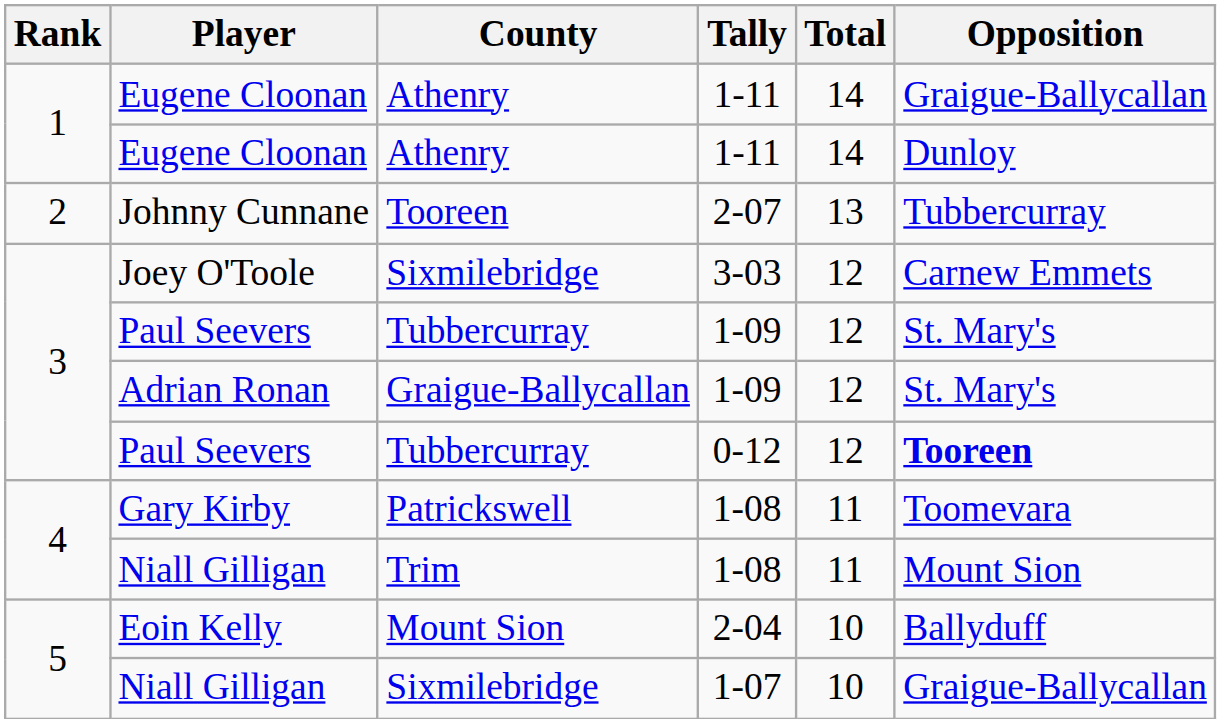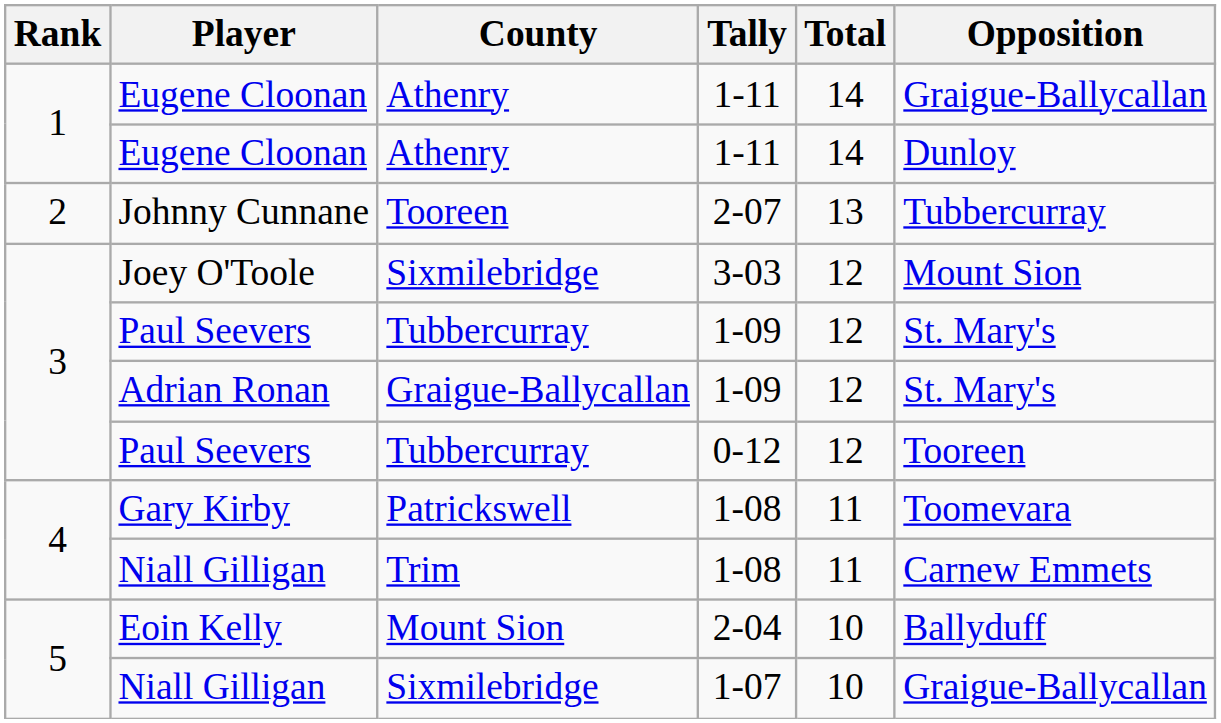(1028, 271) Carnew Emmets -> (992, 271) Mount Sion
(968, 449) bold -> (964, 449) normal
(992, 568) Mount Sion -> (1028, 568) Carnew Emmets
